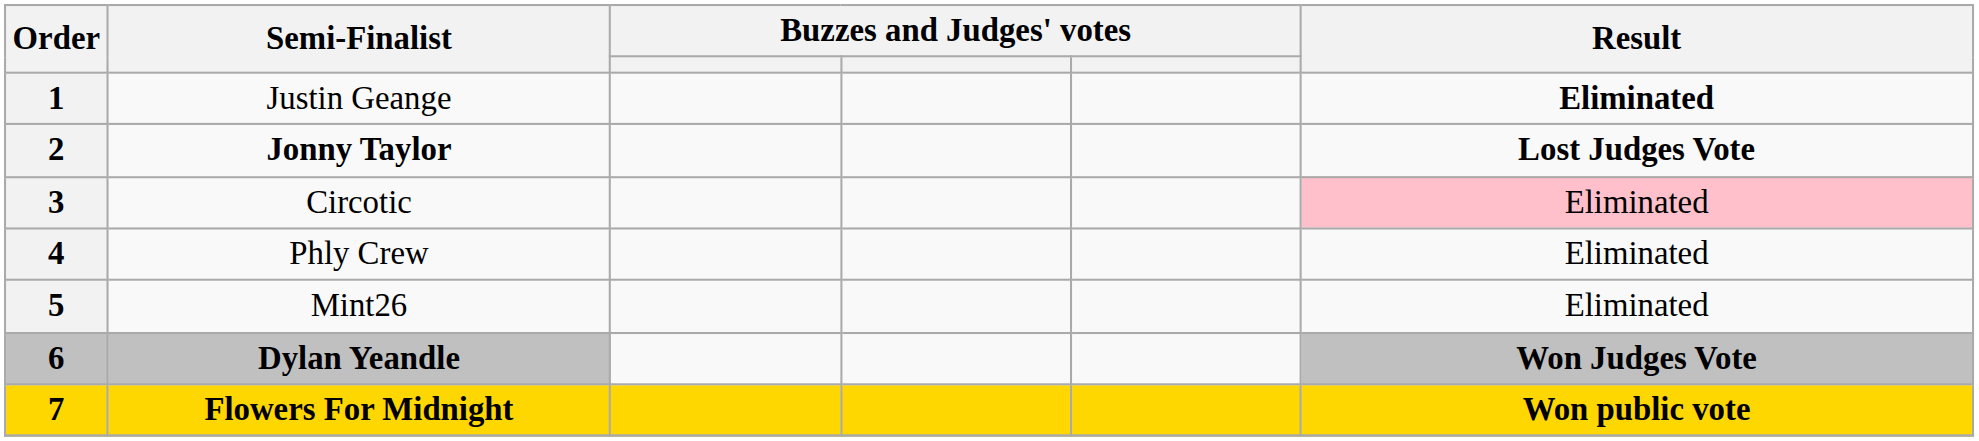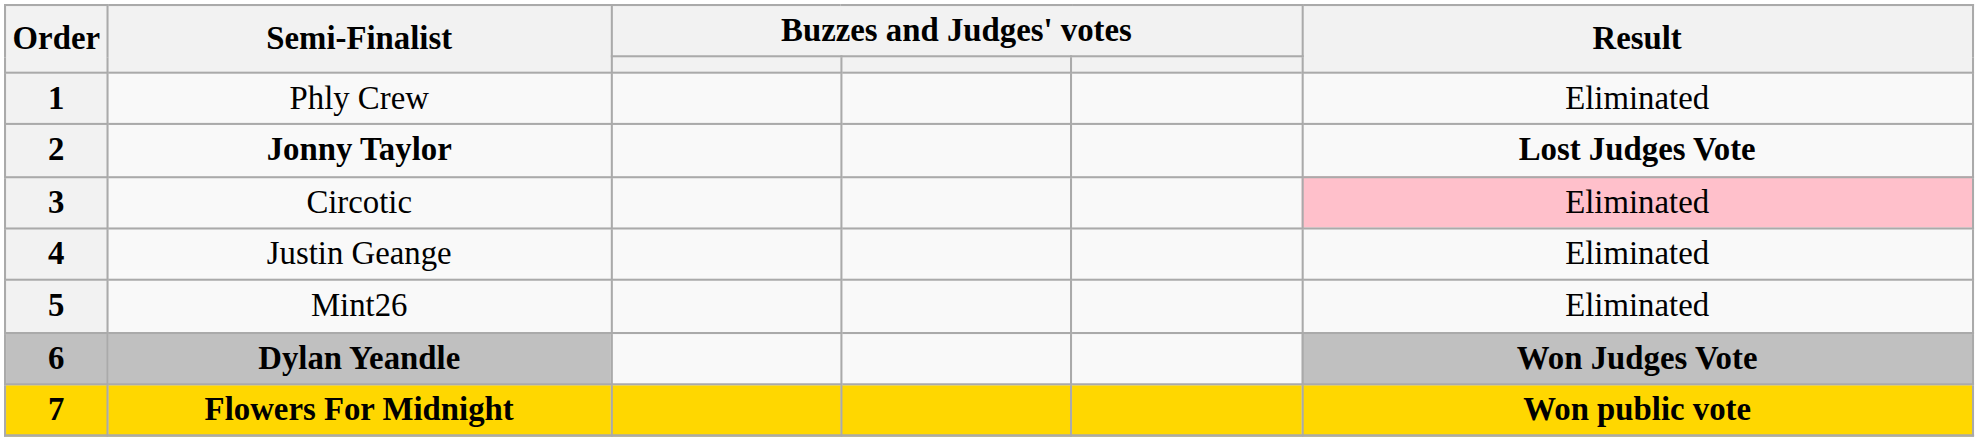(359, 97) Justin Geange -> (359, 97) Phly Crew
(1637, 97) bold -> (1637, 97) normal
(359, 253) Phly Crew -> (359, 253) Justin Geange
